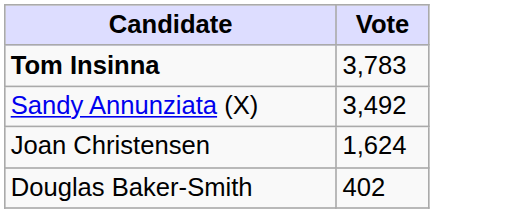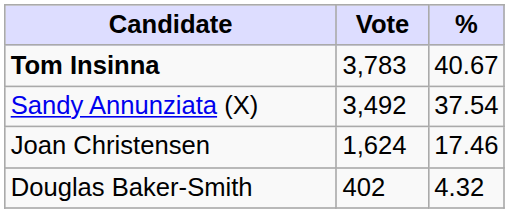+ column: (466, 24)
